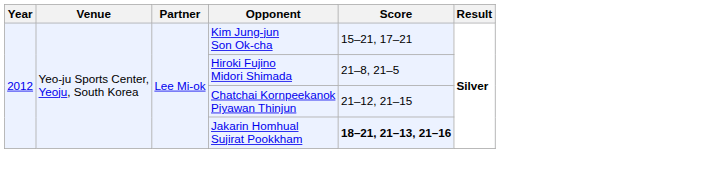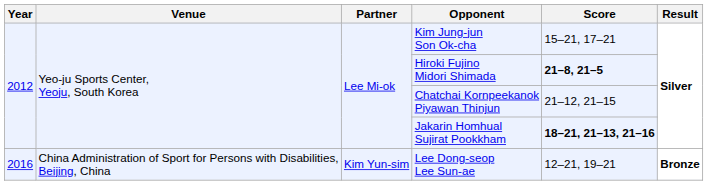(370, 70) normal -> (574, 70) bold
+ row: (455, 164)
